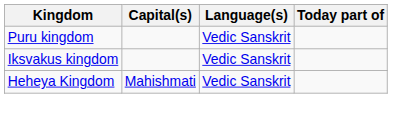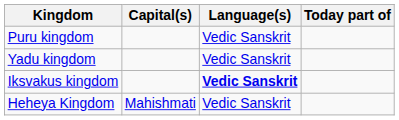+ row: (52, 59)
(246, 59) normal -> (250, 81) bold
